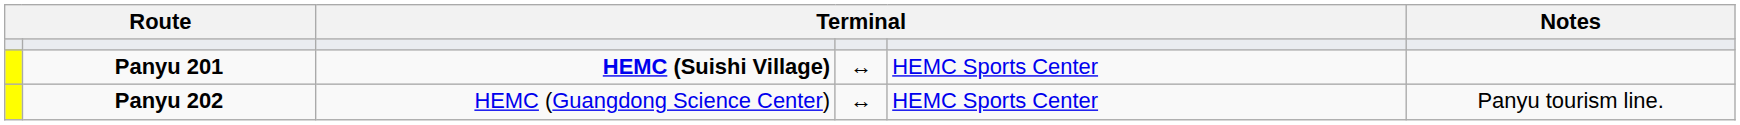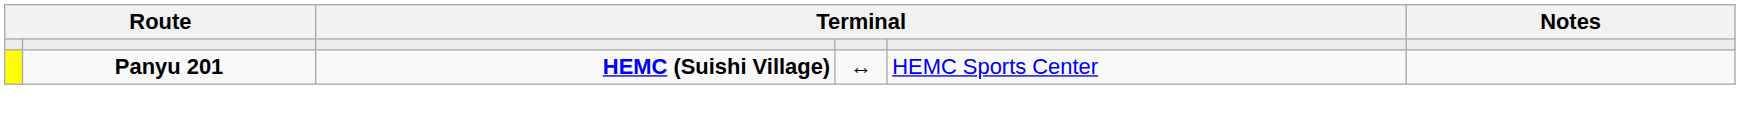- row: (169, 101)
